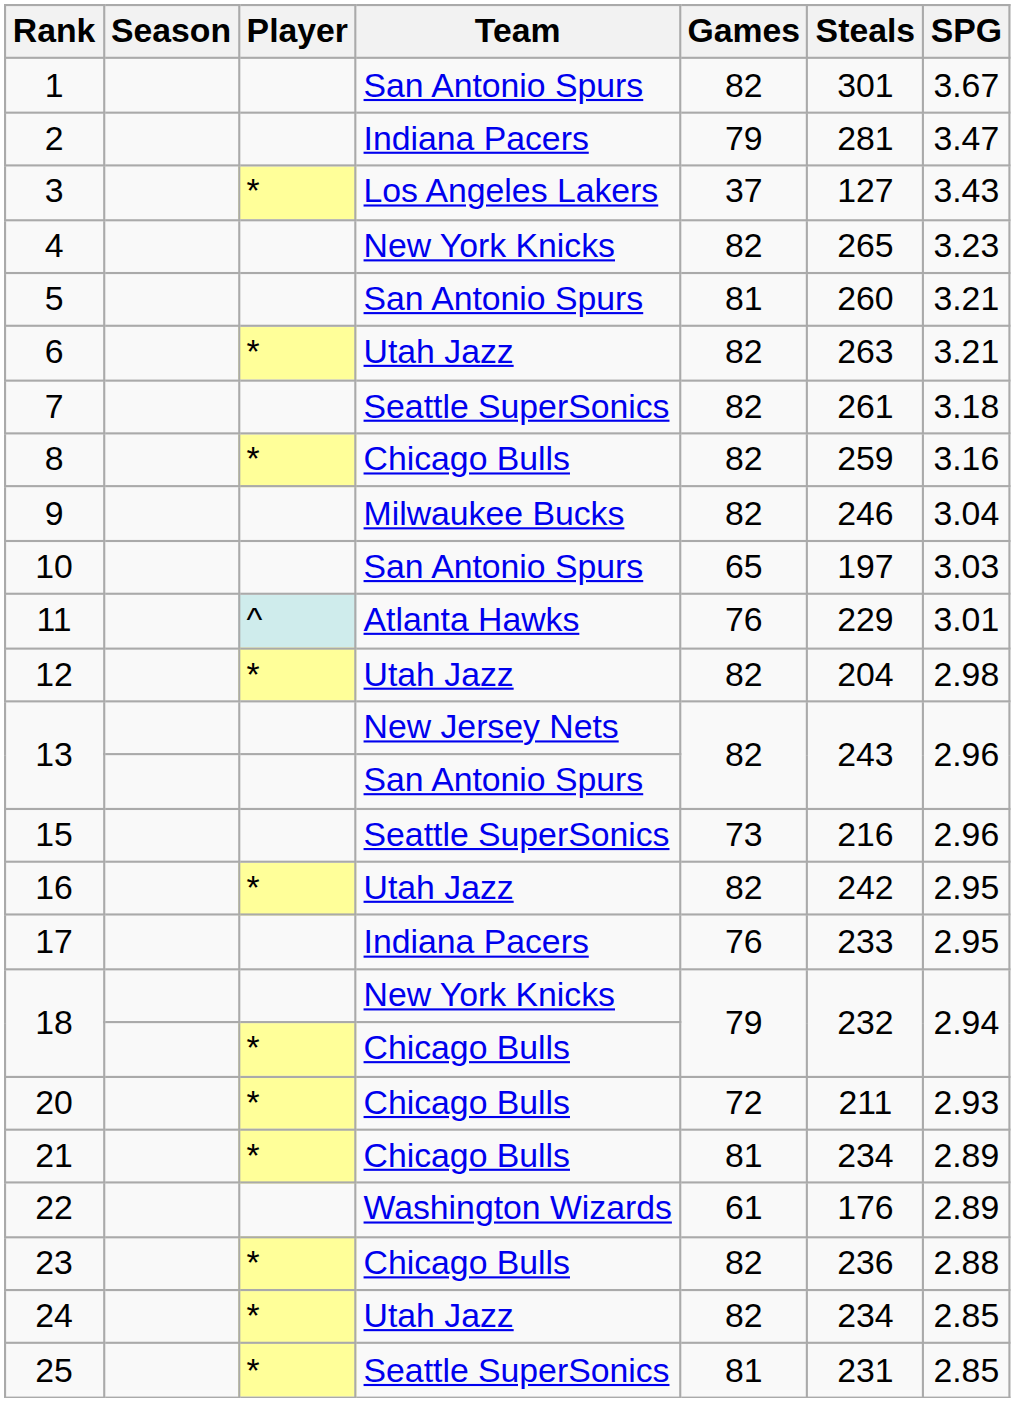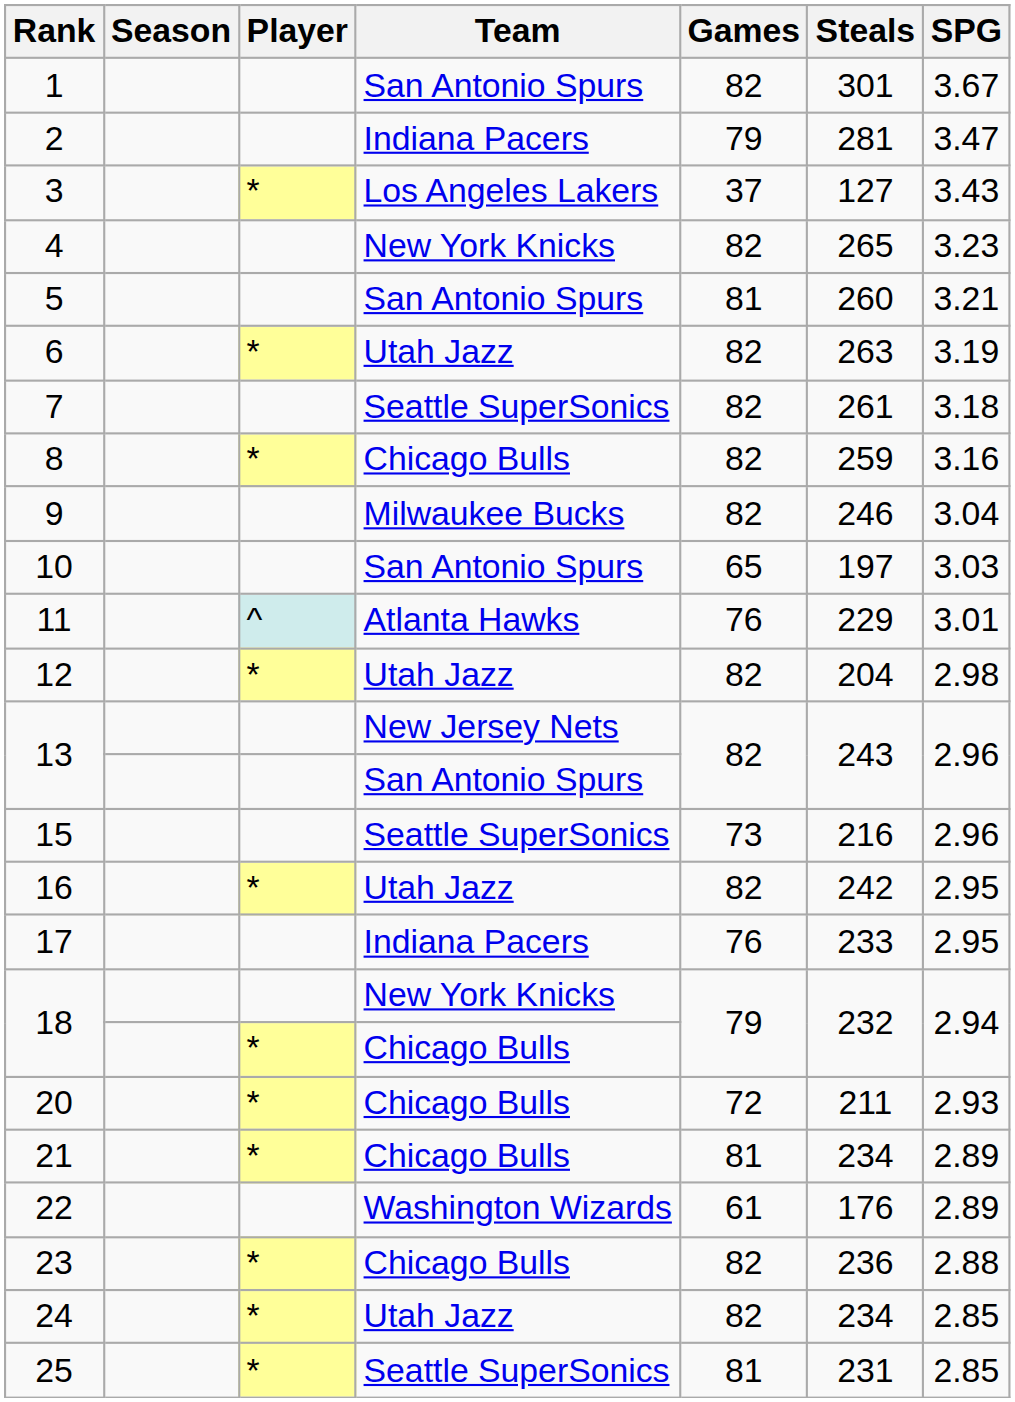(966, 352) 3.21 -> (966, 352) 3.19
